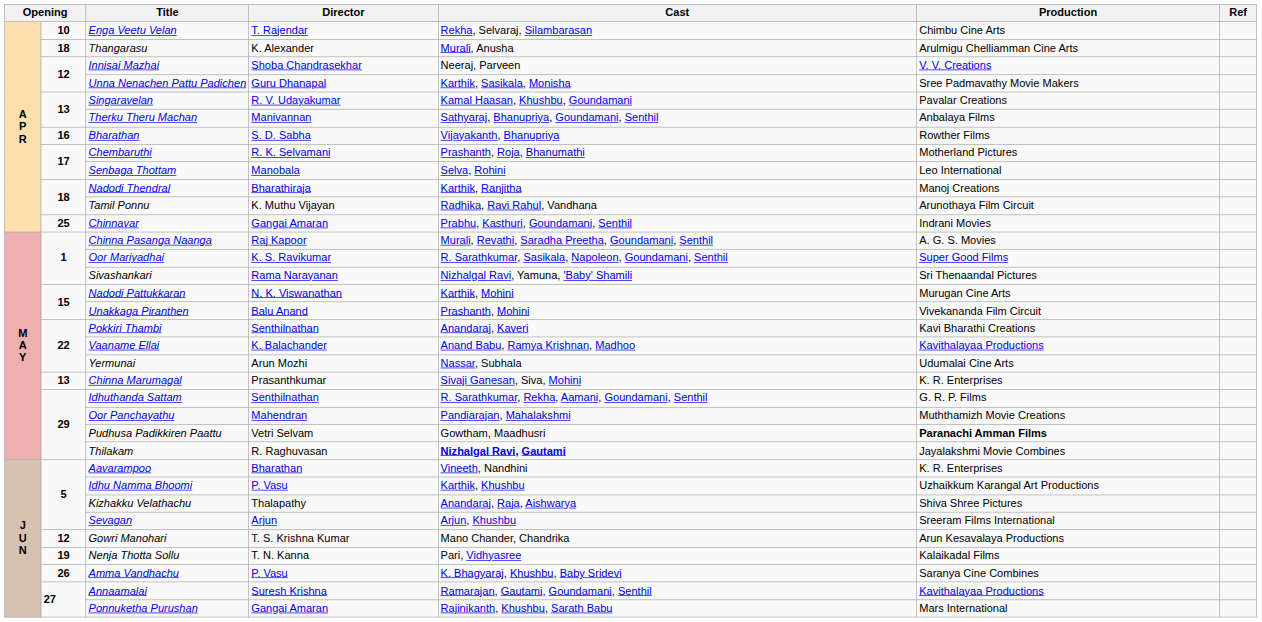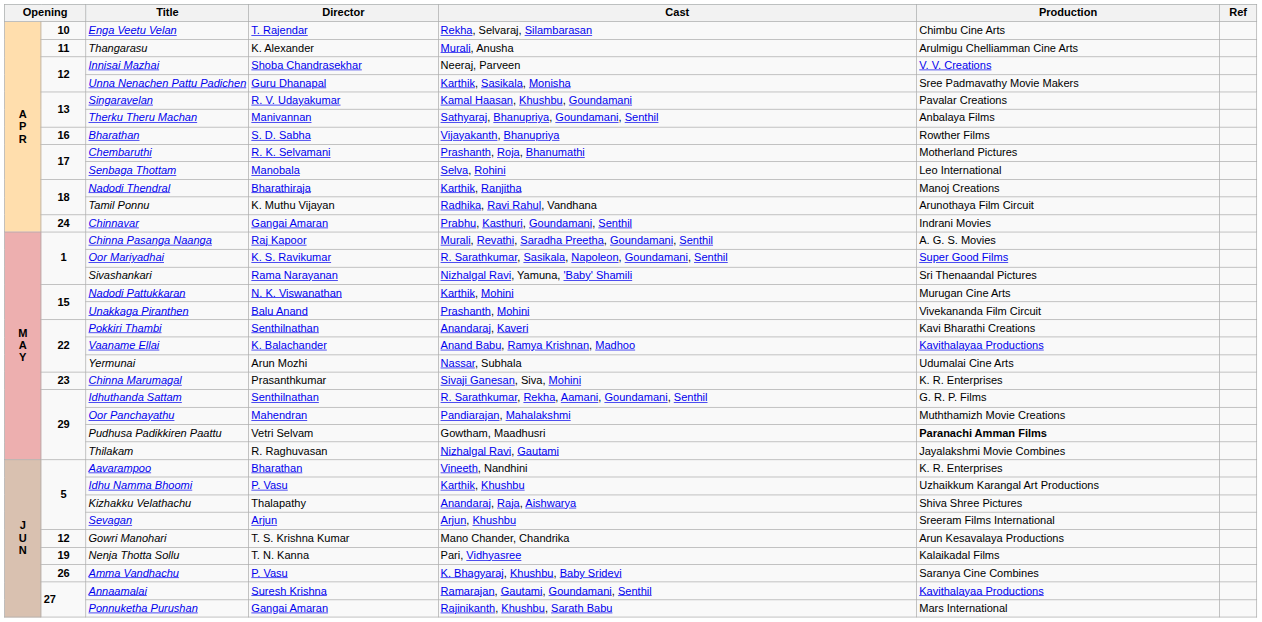(64, 48) 18 -> (64, 48) 11
(64, 223) 25 -> (64, 223) 24
(64, 380) 13 -> (64, 380) 23
(503, 450) bold -> (500, 450) normal
